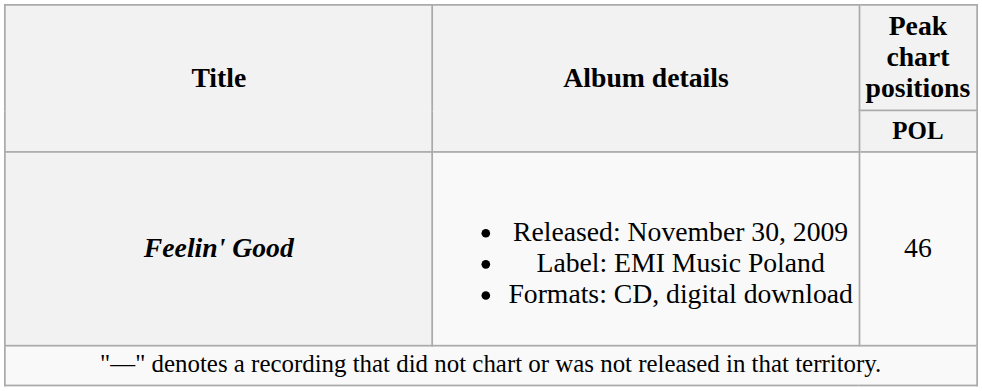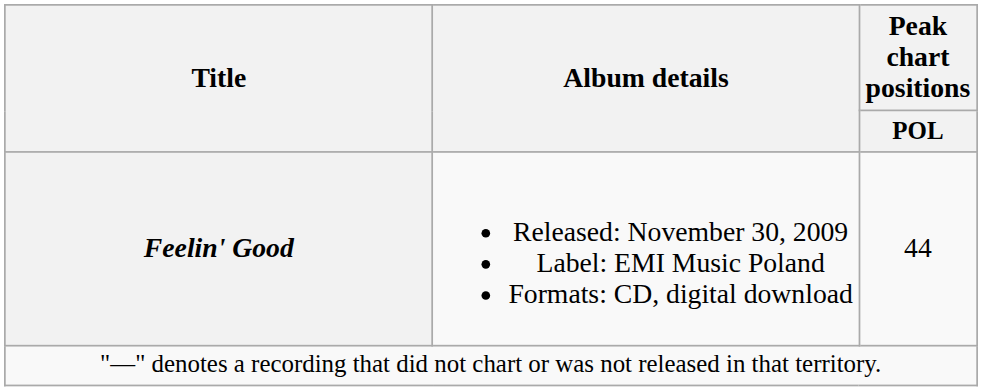(918, 248) 46 -> (918, 248) 44
